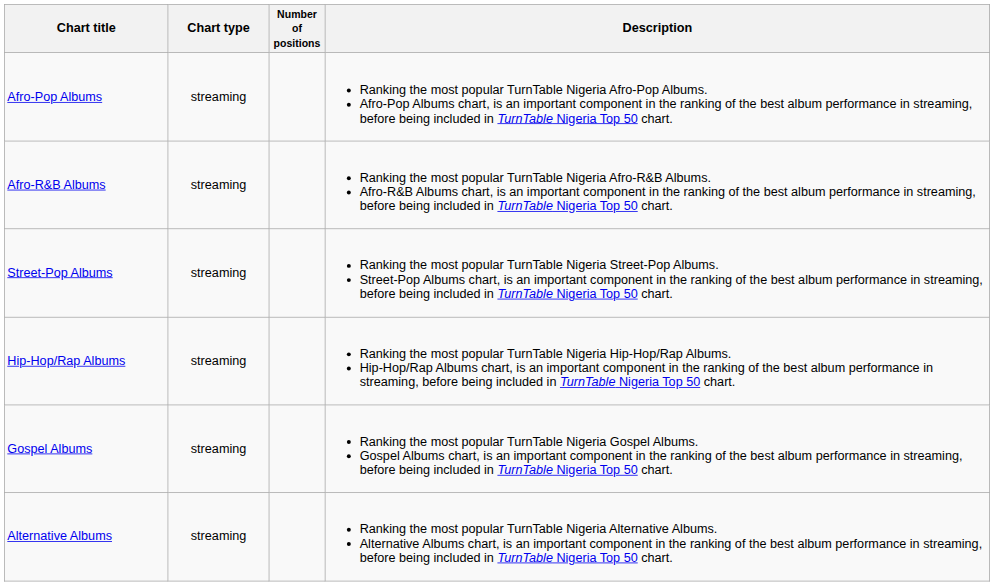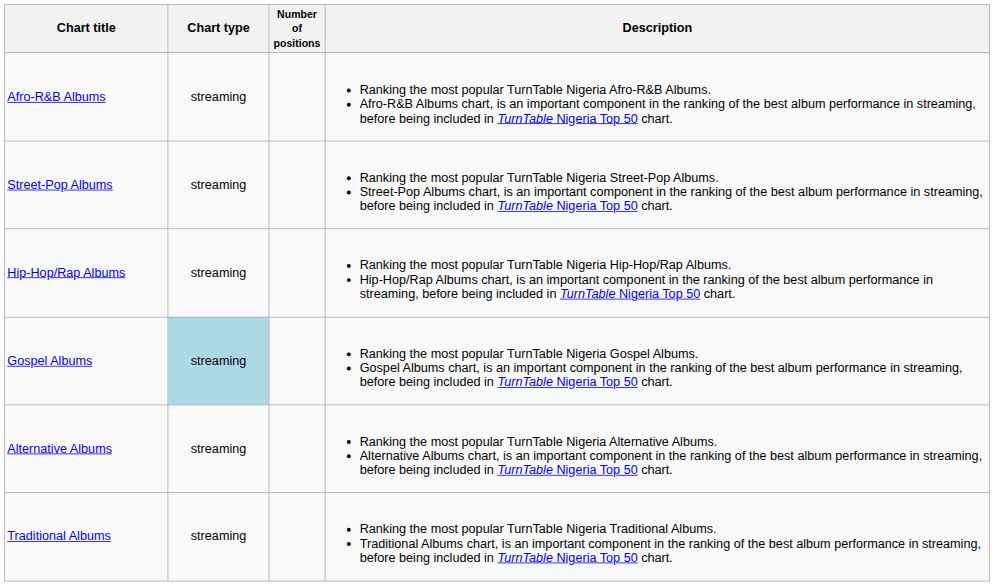- row: (55, 96)
(219, 448) no background -> (219, 360) lightblue background
+ row: (59, 536)
